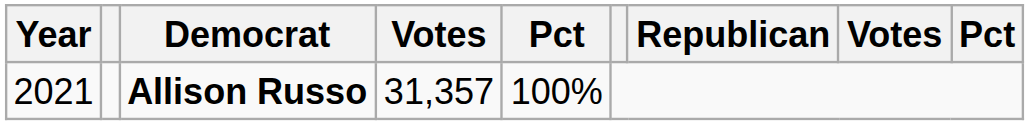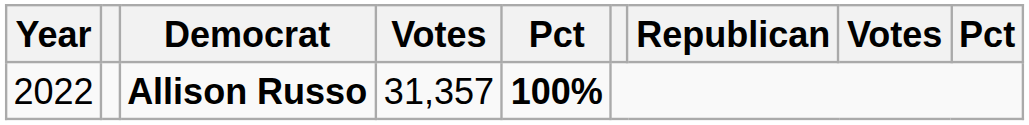(54, 91) 2021 -> (54, 91) 2022
(557, 91) normal -> (557, 91) bold
